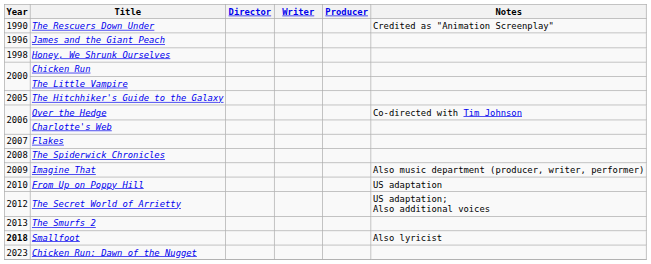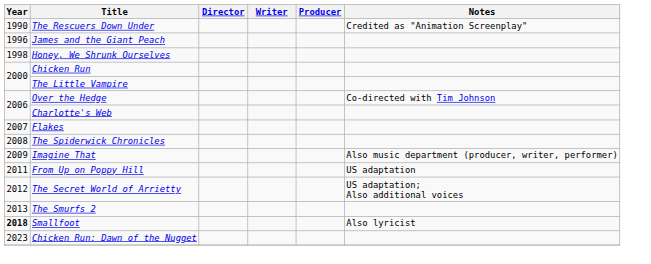- row: (128, 98)
(17, 184) 2010 -> (17, 170) 2011
